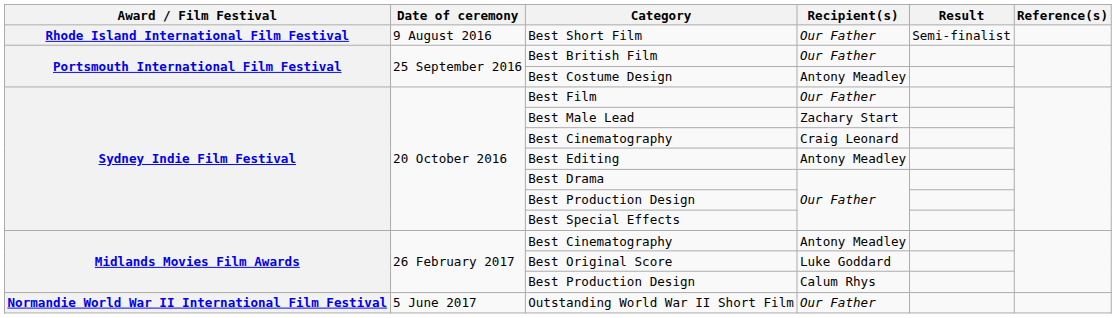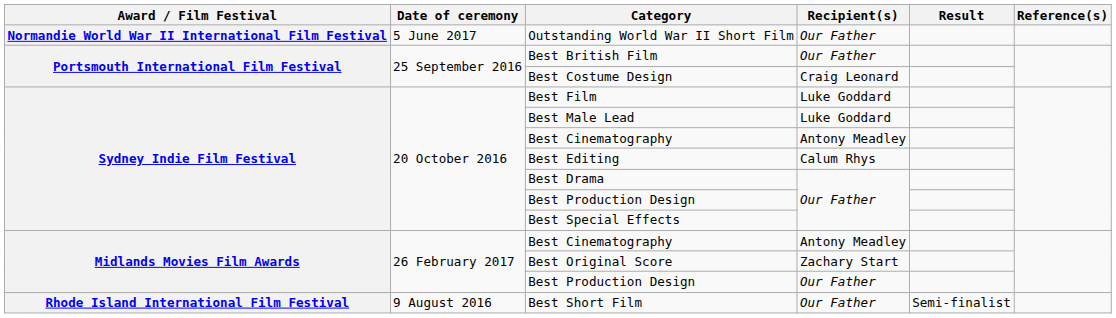rows swapped: (197, 35) <-> (197, 302)
(853, 76) Antony Meadley -> (849, 76) Craig Leonard
(838, 97) Our Father -> (845, 97) Luke Goddard
(849, 118) Zachary Start -> (845, 118) Luke Goddard
(849, 138) Craig Leonard -> (853, 138) Antony Meadley
(853, 159) Antony Meadley -> (838, 159) Calum Rhys
(845, 261) Luke Goddard -> (849, 261) Zachary Start
(838, 282) Calum Rhys -> (838, 282) Our Father
